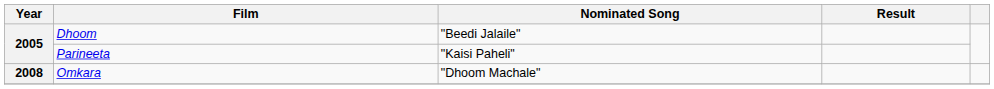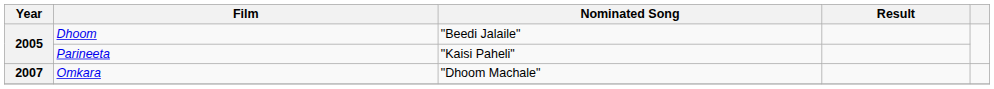(29, 73) 2008 -> (29, 73) 2007
